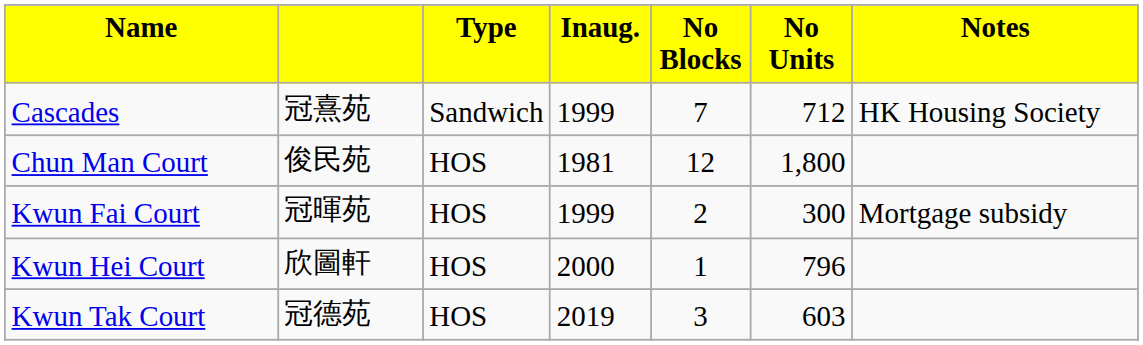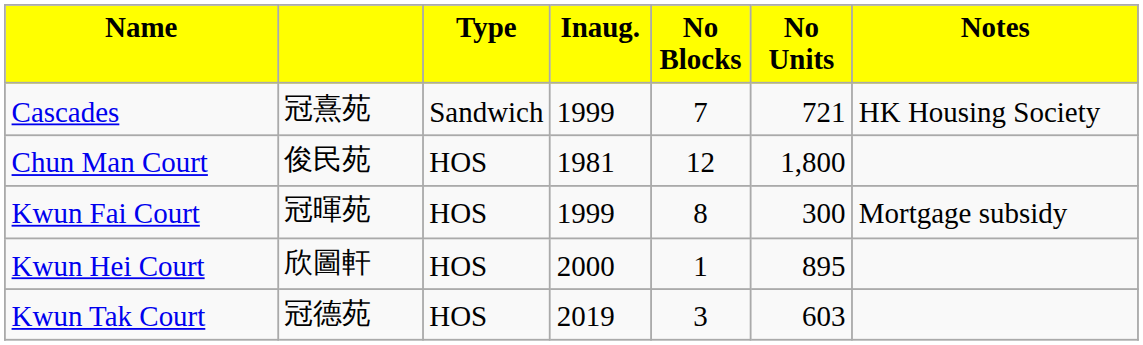(824, 111) 712 -> (824, 111) 721
(700, 214) 2 -> (700, 214) 8
(824, 265) 796 -> (824, 265) 895
